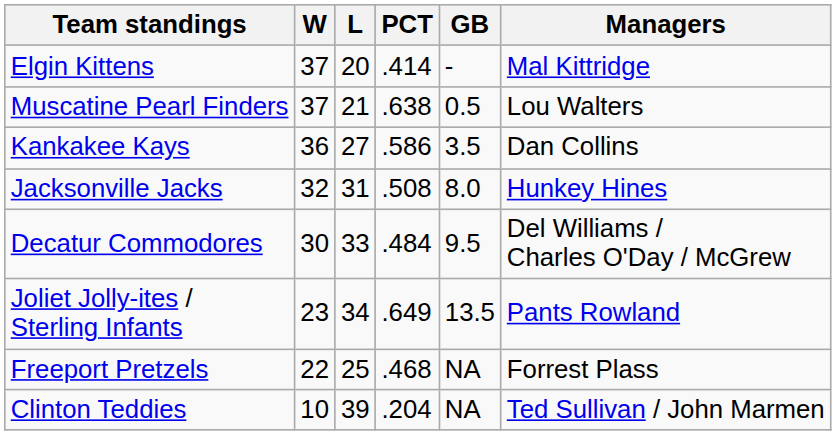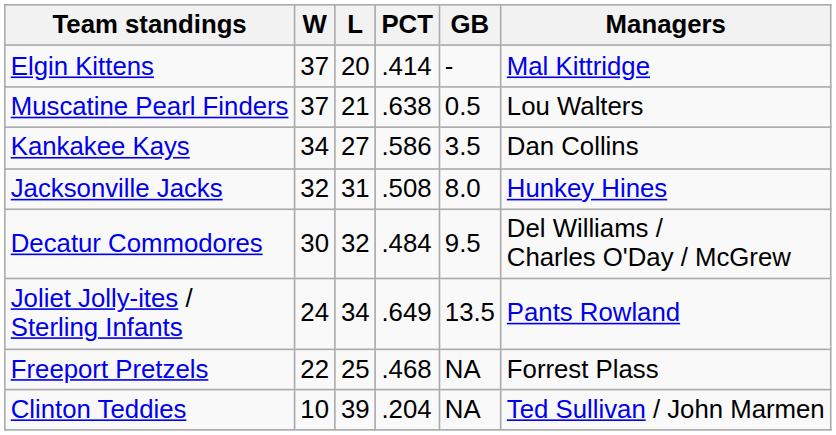(315, 147) 36 -> (315, 147) 34
(355, 243) 33 -> (355, 243) 32
(315, 313) 23 -> (315, 313) 24
